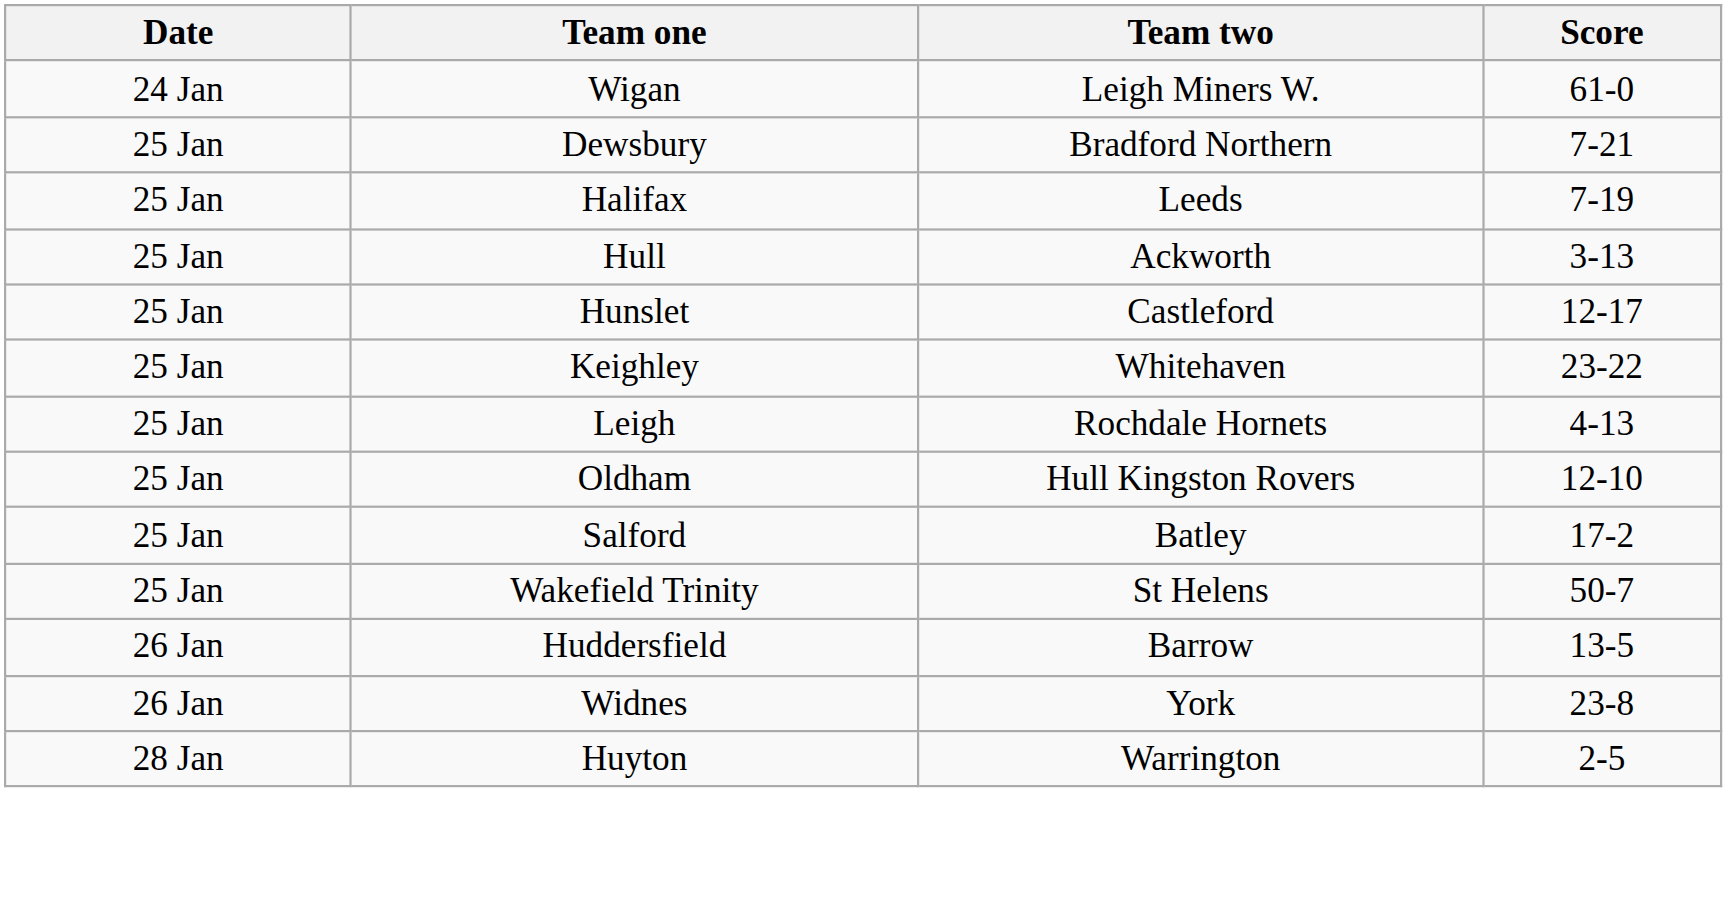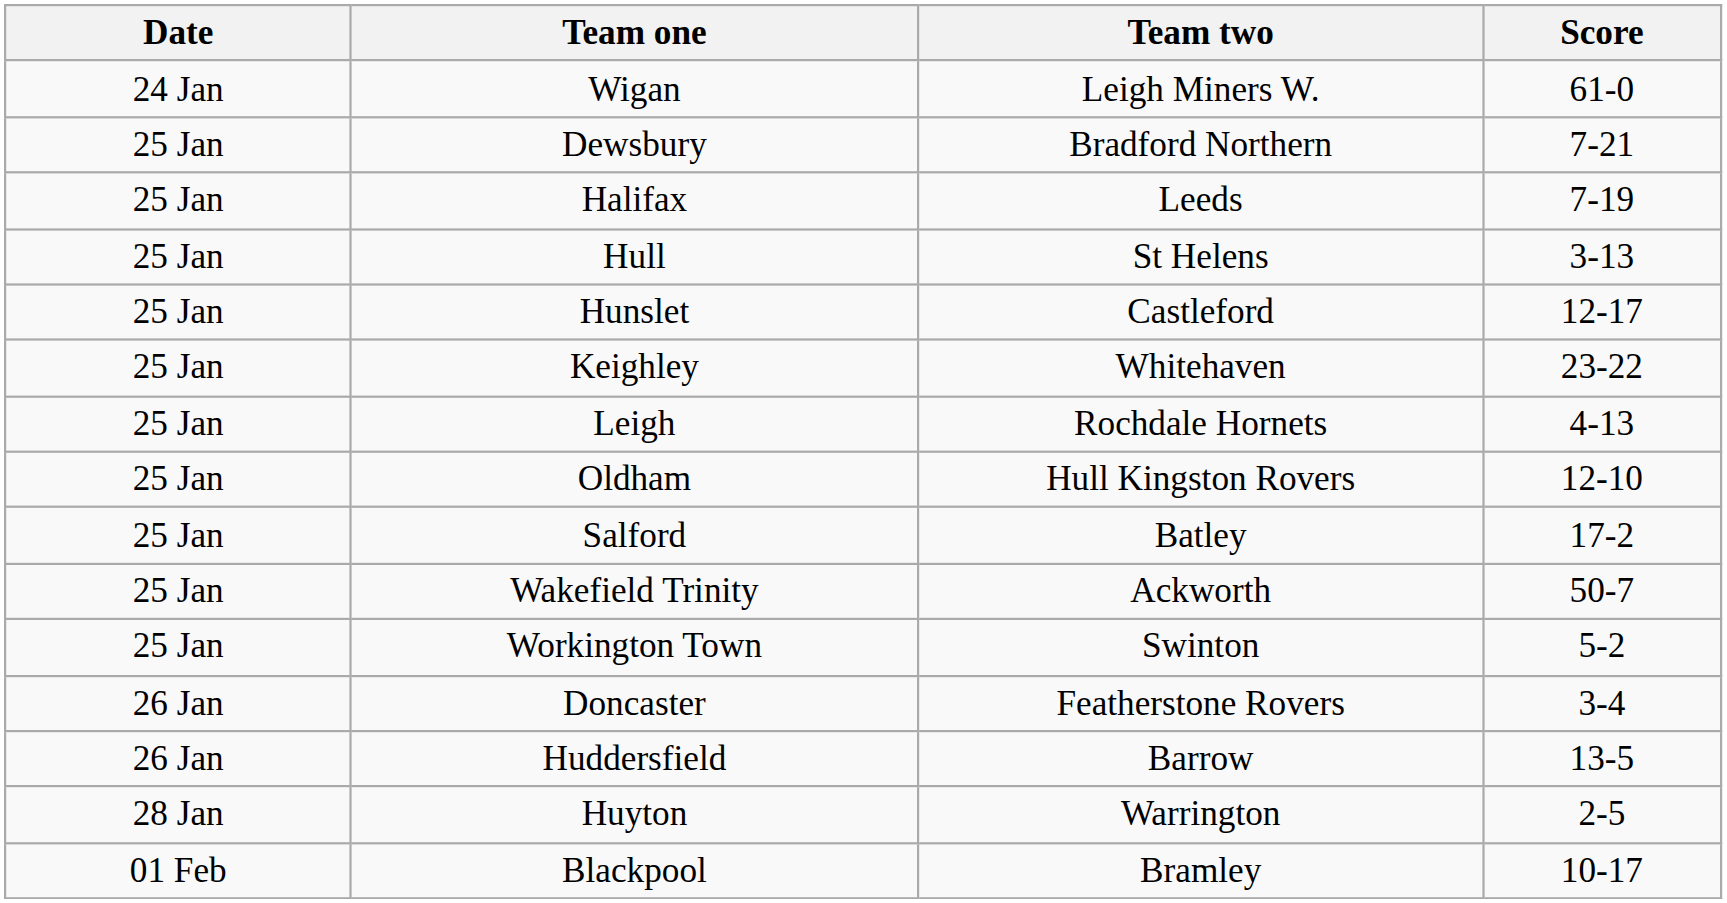(1201, 255) Ackworth -> (1201, 255) St Helens
(1201, 590) St Helens -> (1201, 590) Ackworth
+ row: (634, 646)
+ row: (634, 702)
- row: (634, 702)
+ row: (634, 869)
